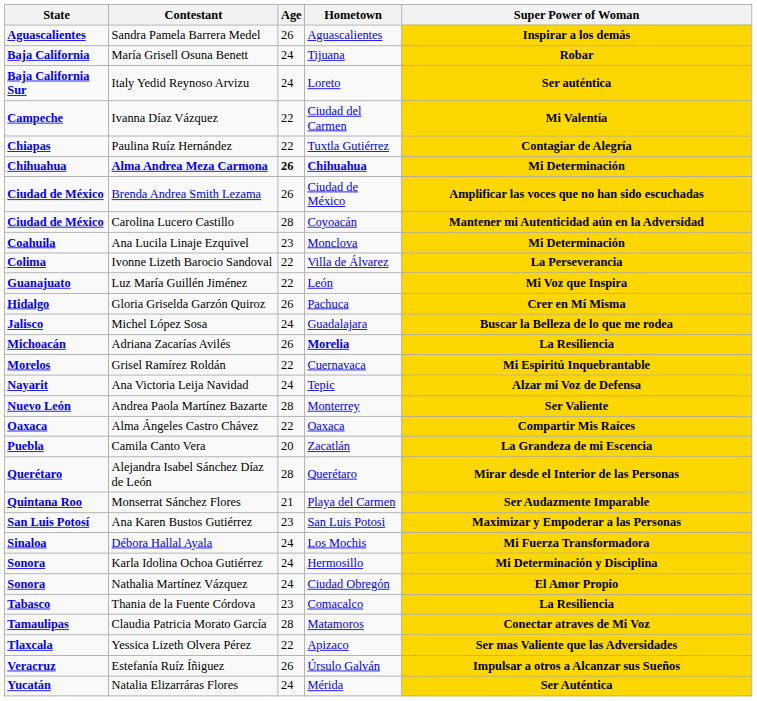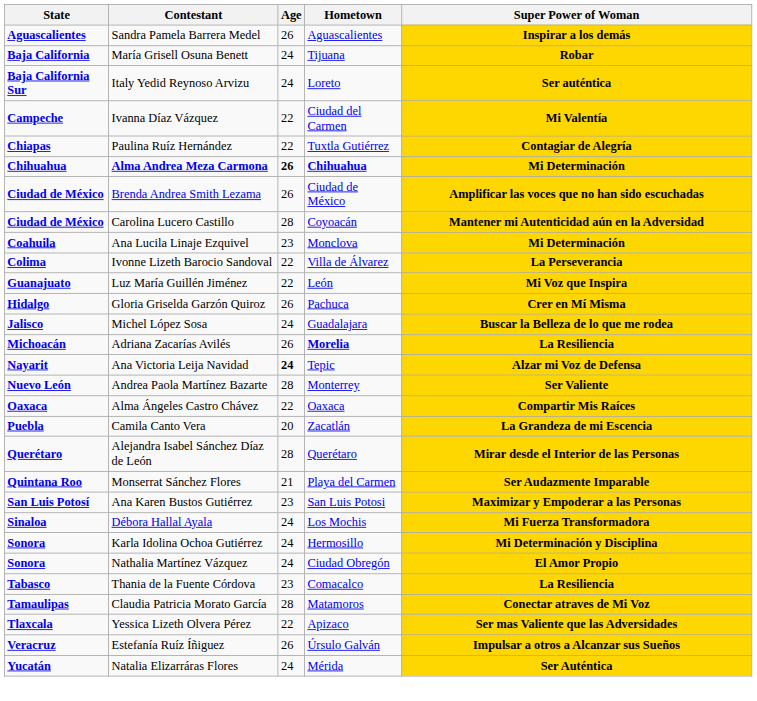- row: (169, 365)
(287, 385) normal -> (287, 365) bold
